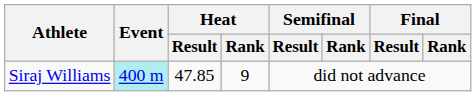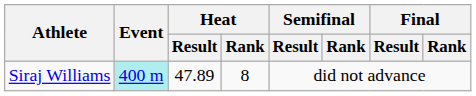(195, 76) 47.85 -> (195, 76) 47.89
(245, 76) 9 -> (245, 76) 8
